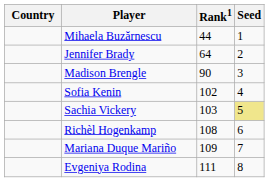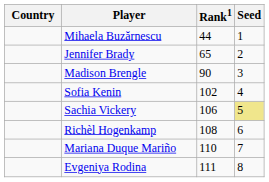(205, 54) 64 -> (205, 54) 65
(208, 110) 103 -> (208, 110) 106
(208, 148) 109 -> (208, 148) 110
